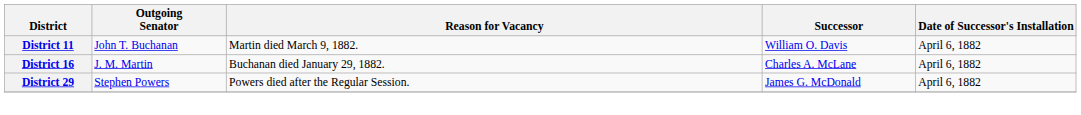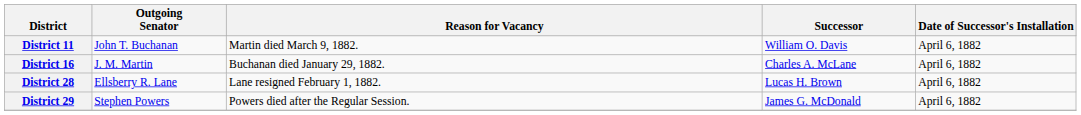+ row: (48, 82)
